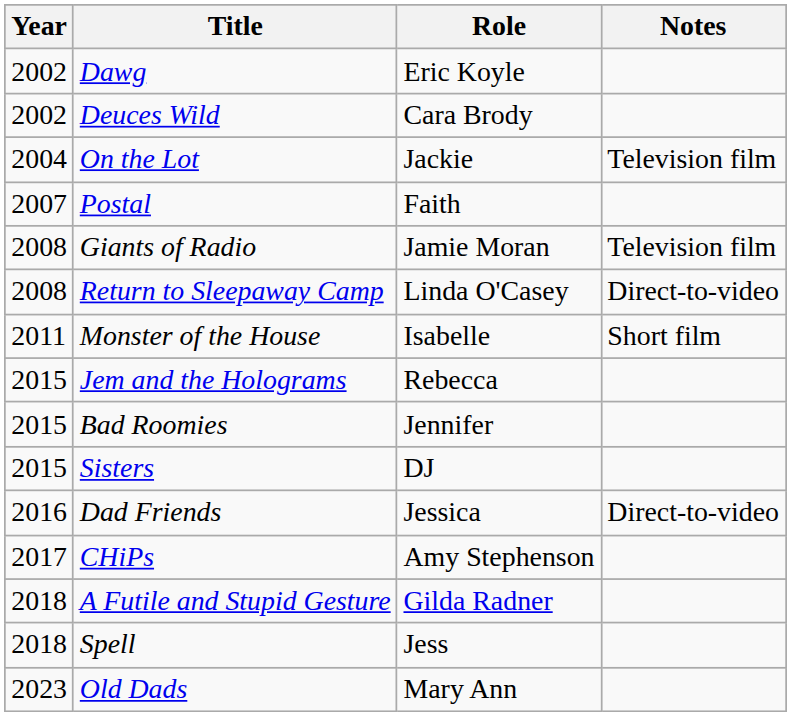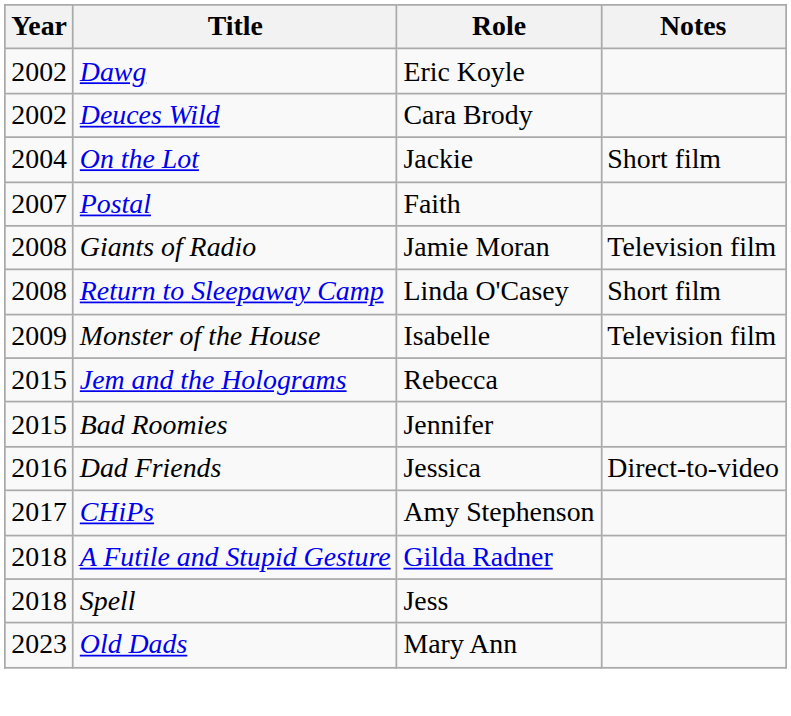(692, 159) Television film -> (664, 159) Short film
(693, 291) Direct-to-video -> (664, 291) Short film
(39, 335) 2011 -> (39, 335) 2009
(664, 335) Short film -> (692, 335) Television film
- row: (117, 468)
